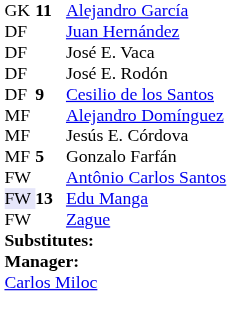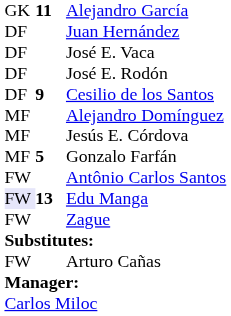+ row: (113, 261)
